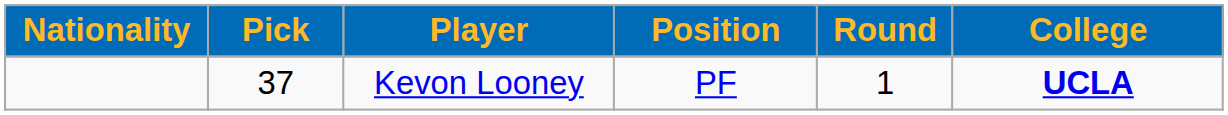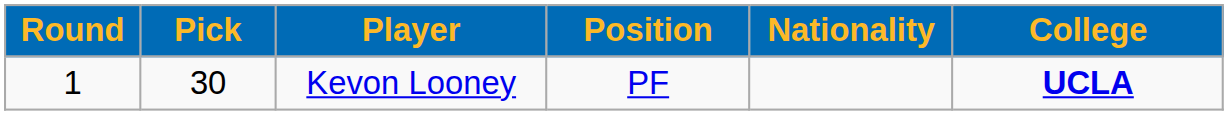columns swapped: (885, 30) <-> (107, 30)
(276, 82) 37 -> (208, 82) 30
